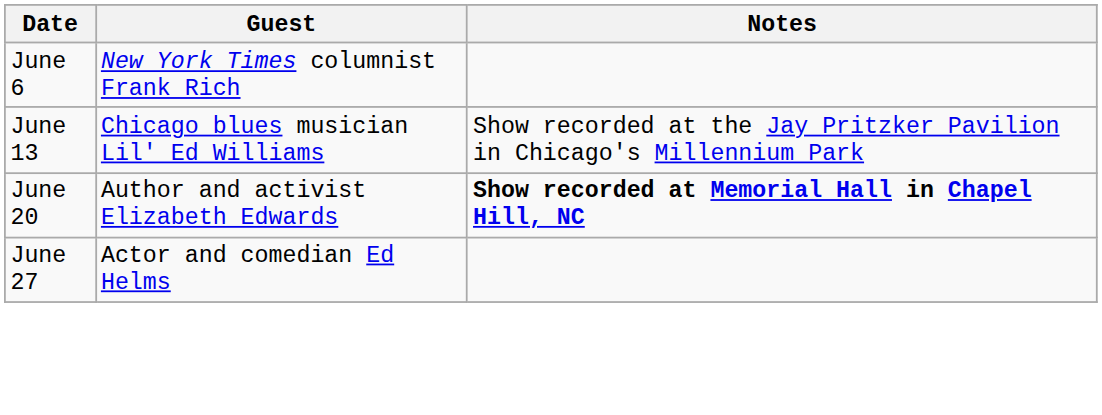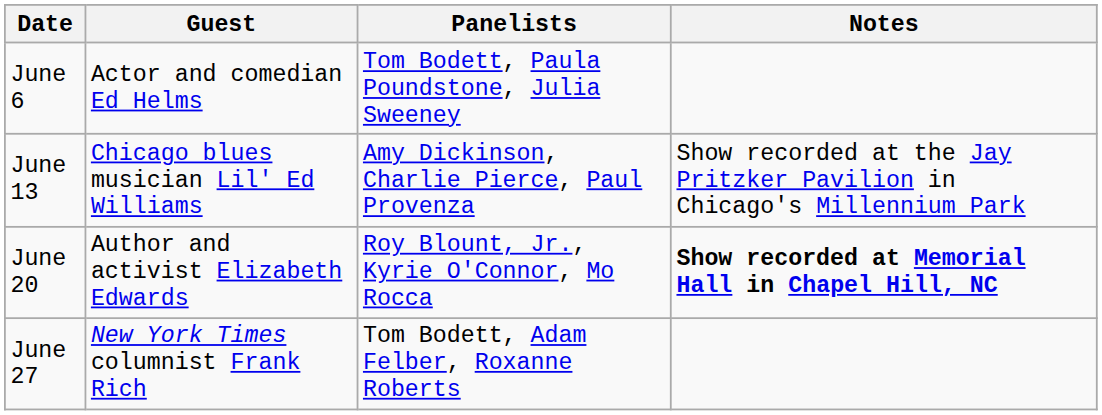+ column: (514, 24)
(268, 75) New York Times columnist Frank Rich -> (217, 89) Actor and comedian Ed Helms
(248, 270) Actor and comedian Ed Helms -> (196, 364) New York Times columnist Frank Rich
